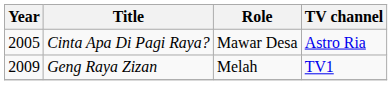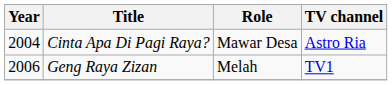(24, 42) 2005 -> (24, 42) 2004
(24, 67) 2009 -> (24, 67) 2006
